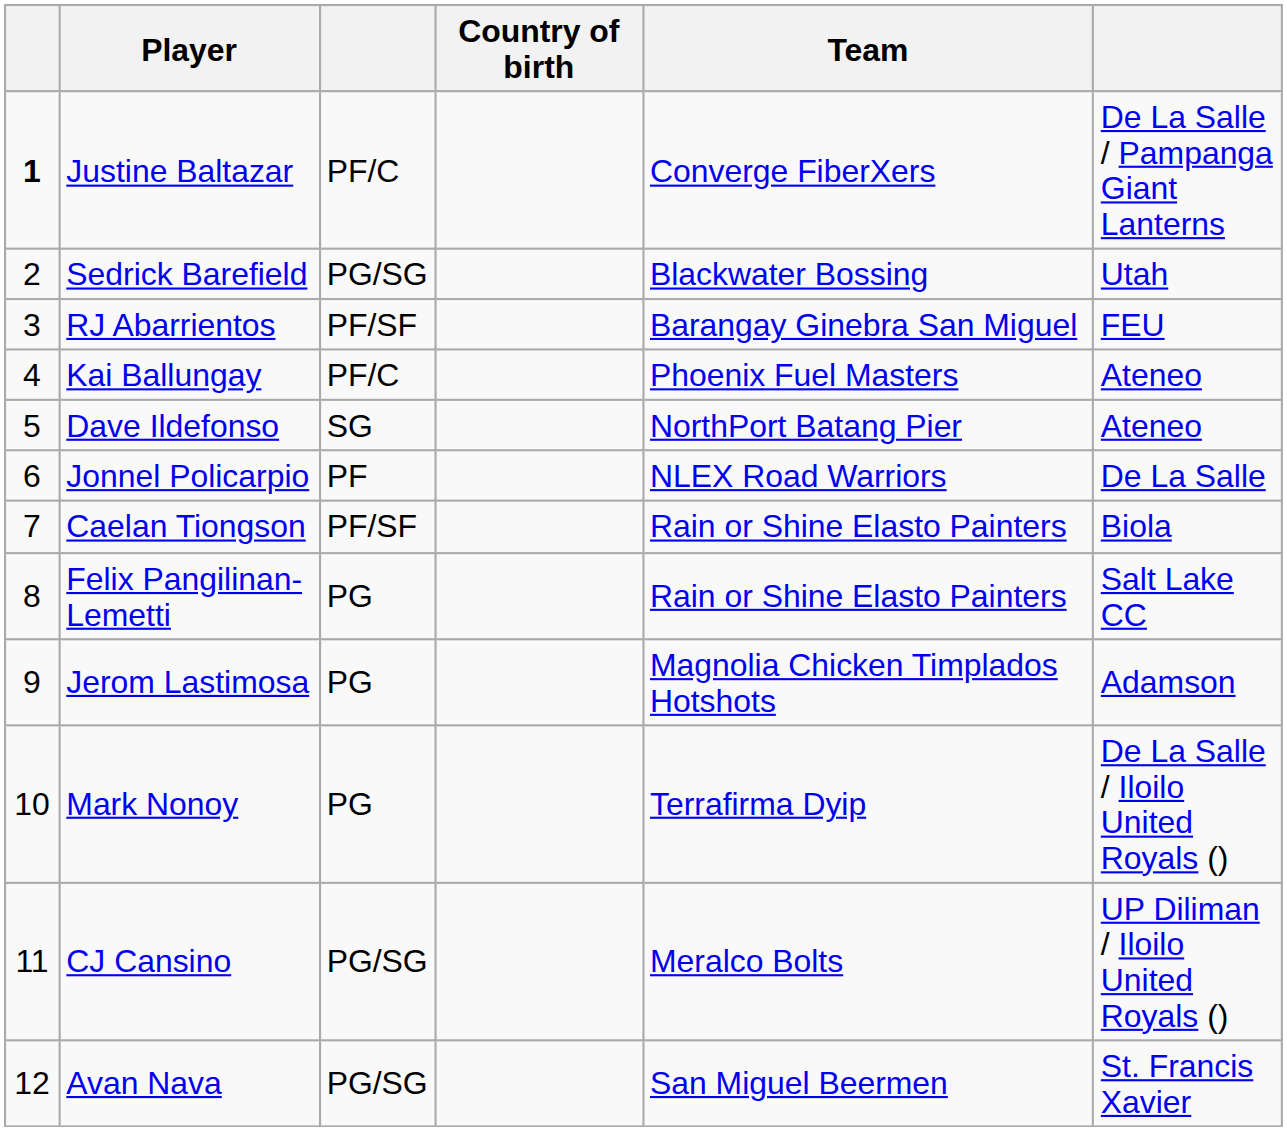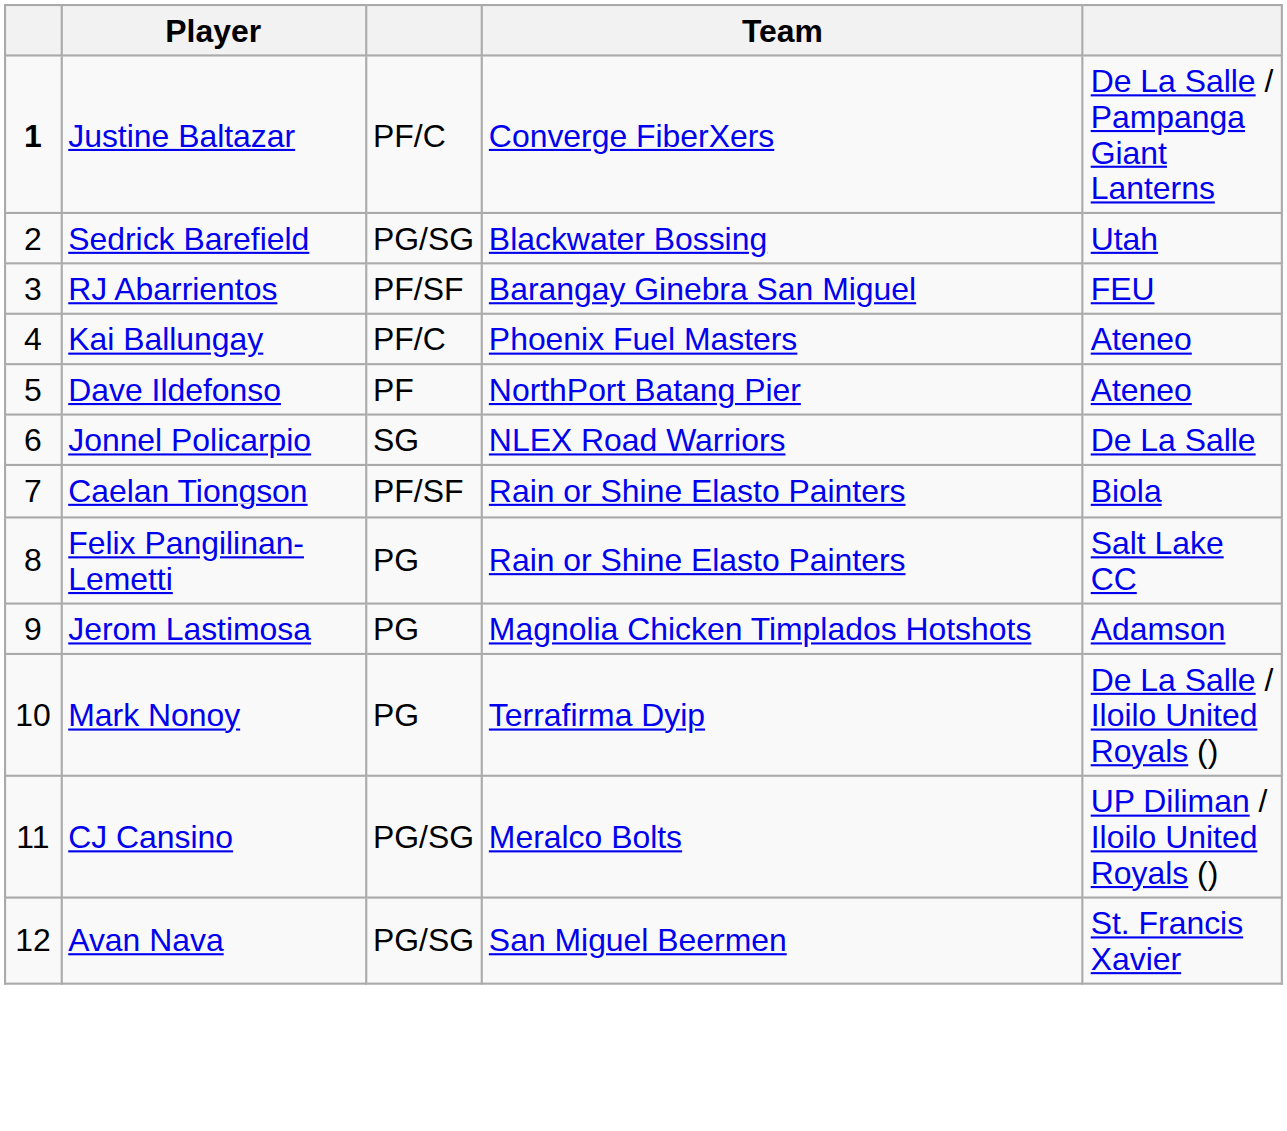- column: (539, 48)
(350, 426) SG -> (393, 390) PF
(347, 476) PF -> (396, 441) SG
